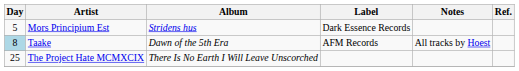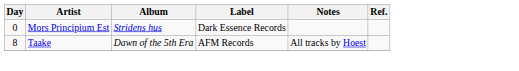(15, 27) 5 -> (15, 27) 0
(15, 43) lightblue background -> (15, 43) no background
- row: (86, 58)
